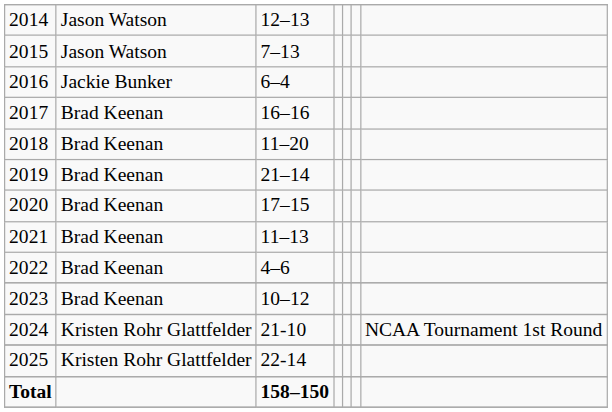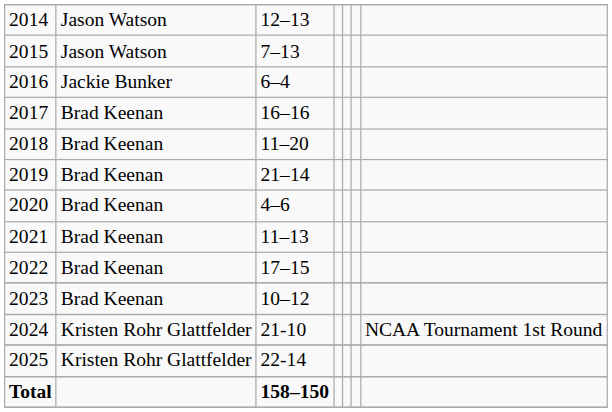(285, 205) 17–15 -> (275, 205) 4–6
(275, 267) 4–6 -> (285, 267) 17–15
